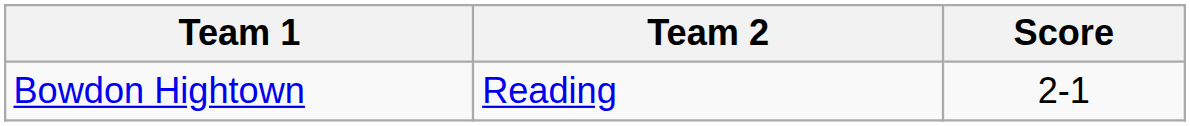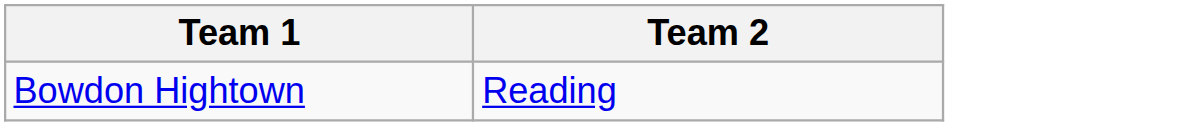- column: (1064, 33)
